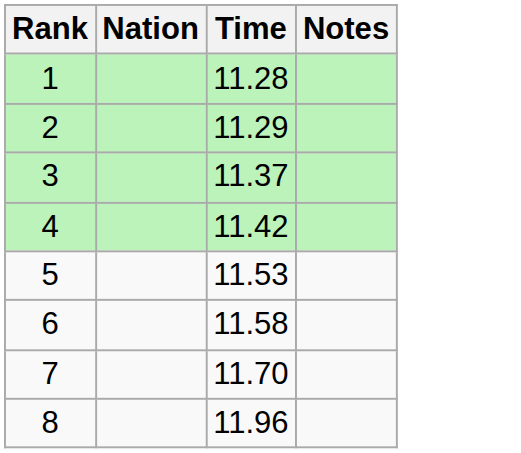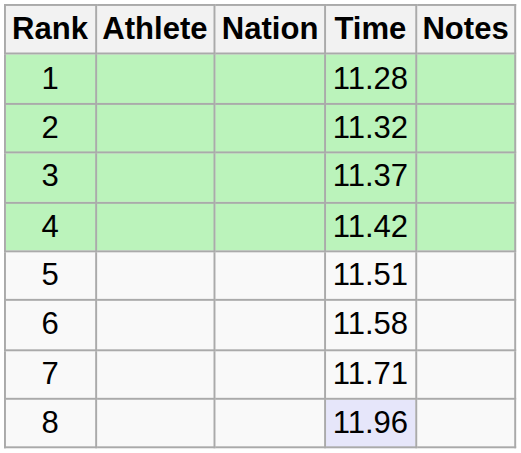+ column: (155, 29)
(251, 127) 11.29 -> (370, 127) 11.32
(251, 275) 11.53 -> (370, 275) 11.51
(251, 373) 11.70 -> (370, 373) 11.71
(251, 422) no background -> (370, 422) lavender background
